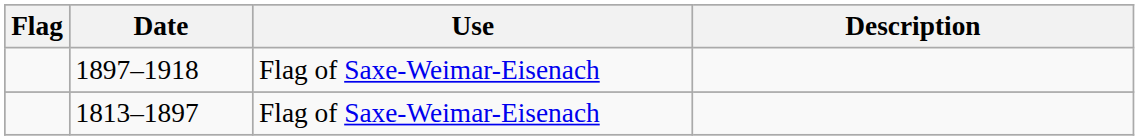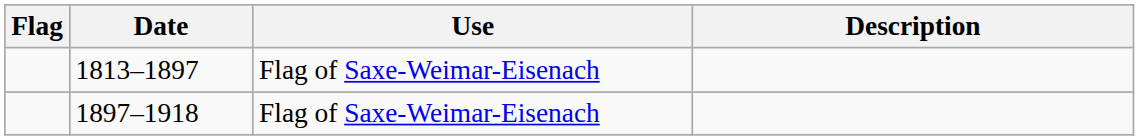rows swapped: (137, 69) <-> (137, 112)
